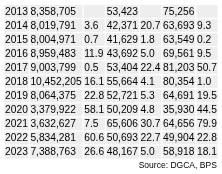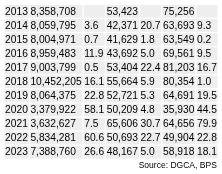(53, 11) 8,358,705 -> (53, 11) 8,358,708
(53, 25) 8,019,791 -> (53, 25) 8,059,795
(207, 67) 50.7 -> (207, 67) 16.7
(148, 81) 4.1 -> (148, 81) 5.9
(53, 152) 7,388,763 -> (53, 152) 7,388,760
